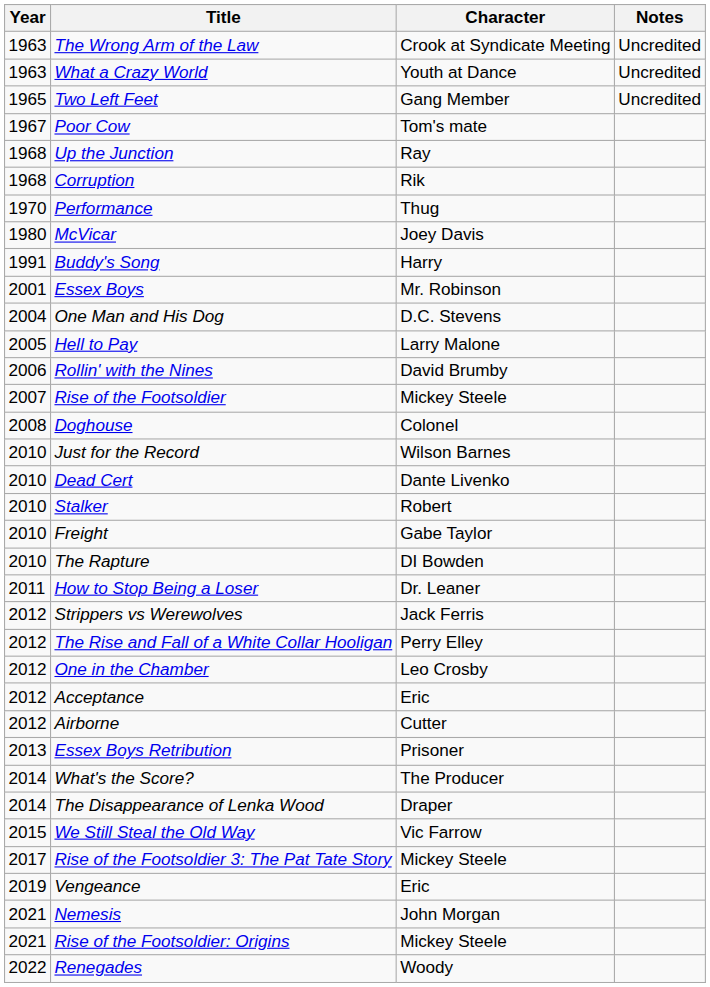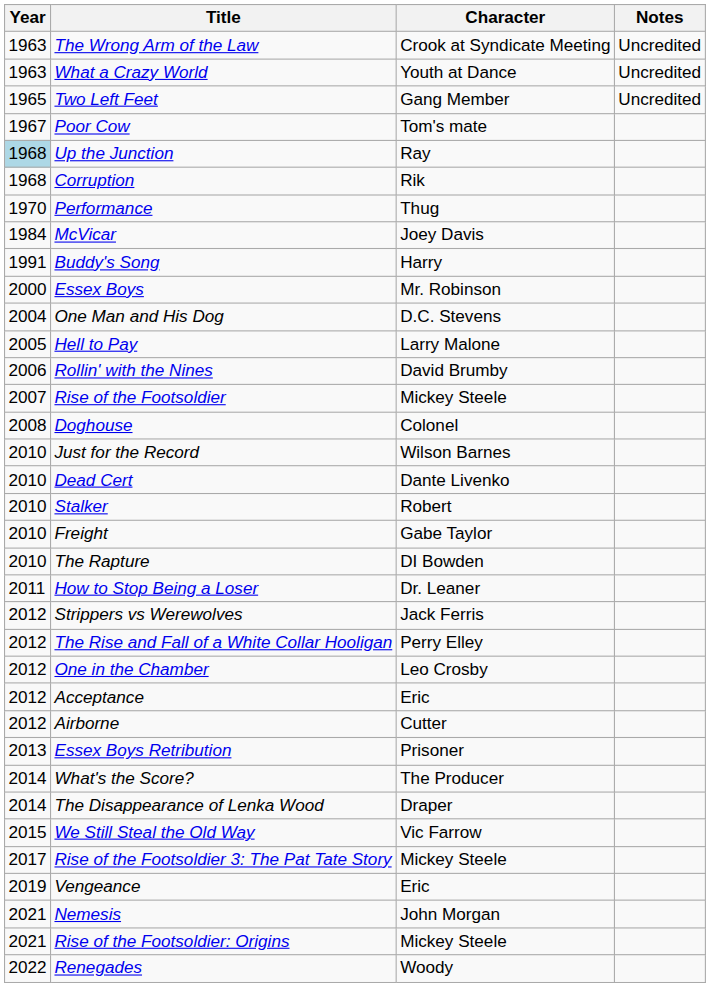(28, 153) no background -> (28, 153) lightblue background
(28, 235) 1980 -> (28, 235) 1984
(28, 289) 2001 -> (28, 289) 2000
